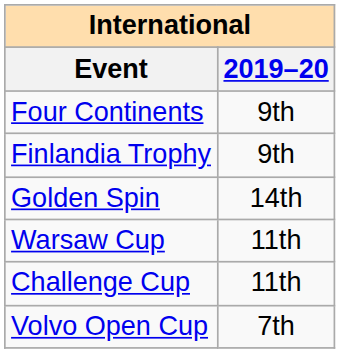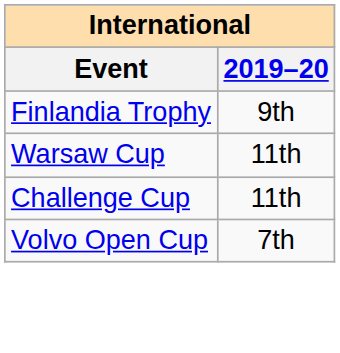- row: (107, 111)
- row: (85, 197)
